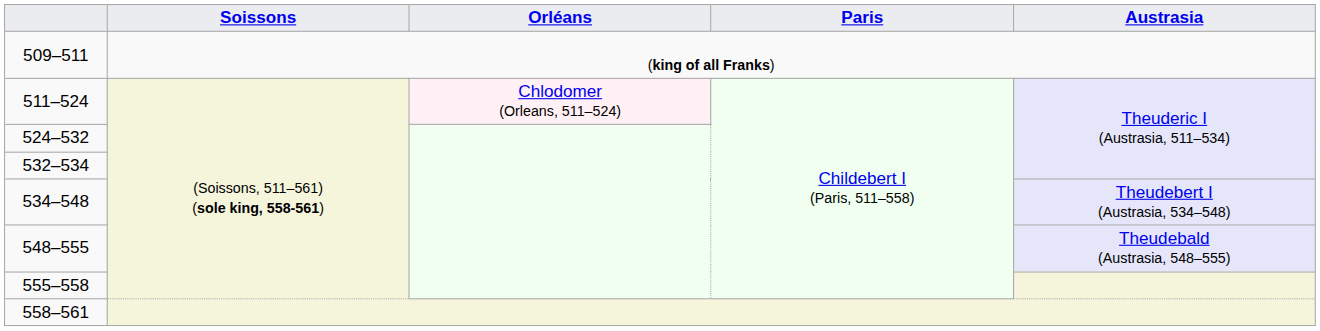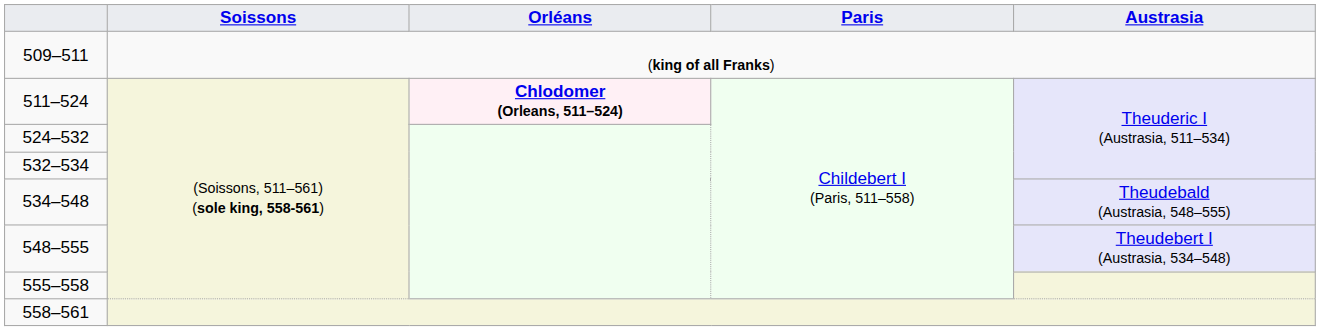(560, 101) normal -> (560, 101) bold
(1164, 201) Theudebert I (Austrasia, 534–548) -> (1164, 201) Theudebald (Austrasia, 548–555)
(1164, 248) Theudebald (Austrasia, 548–555) -> (1164, 248) Theudebert I (Austrasia, 534–548)
